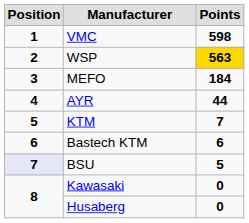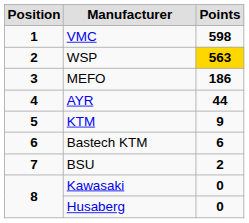(220, 79) 184 -> (220, 79) 186
(220, 121) 7 -> (220, 121) 9
(34, 164) lavender background -> (34, 164) no background
(220, 164) 5 -> (220, 164) 2
